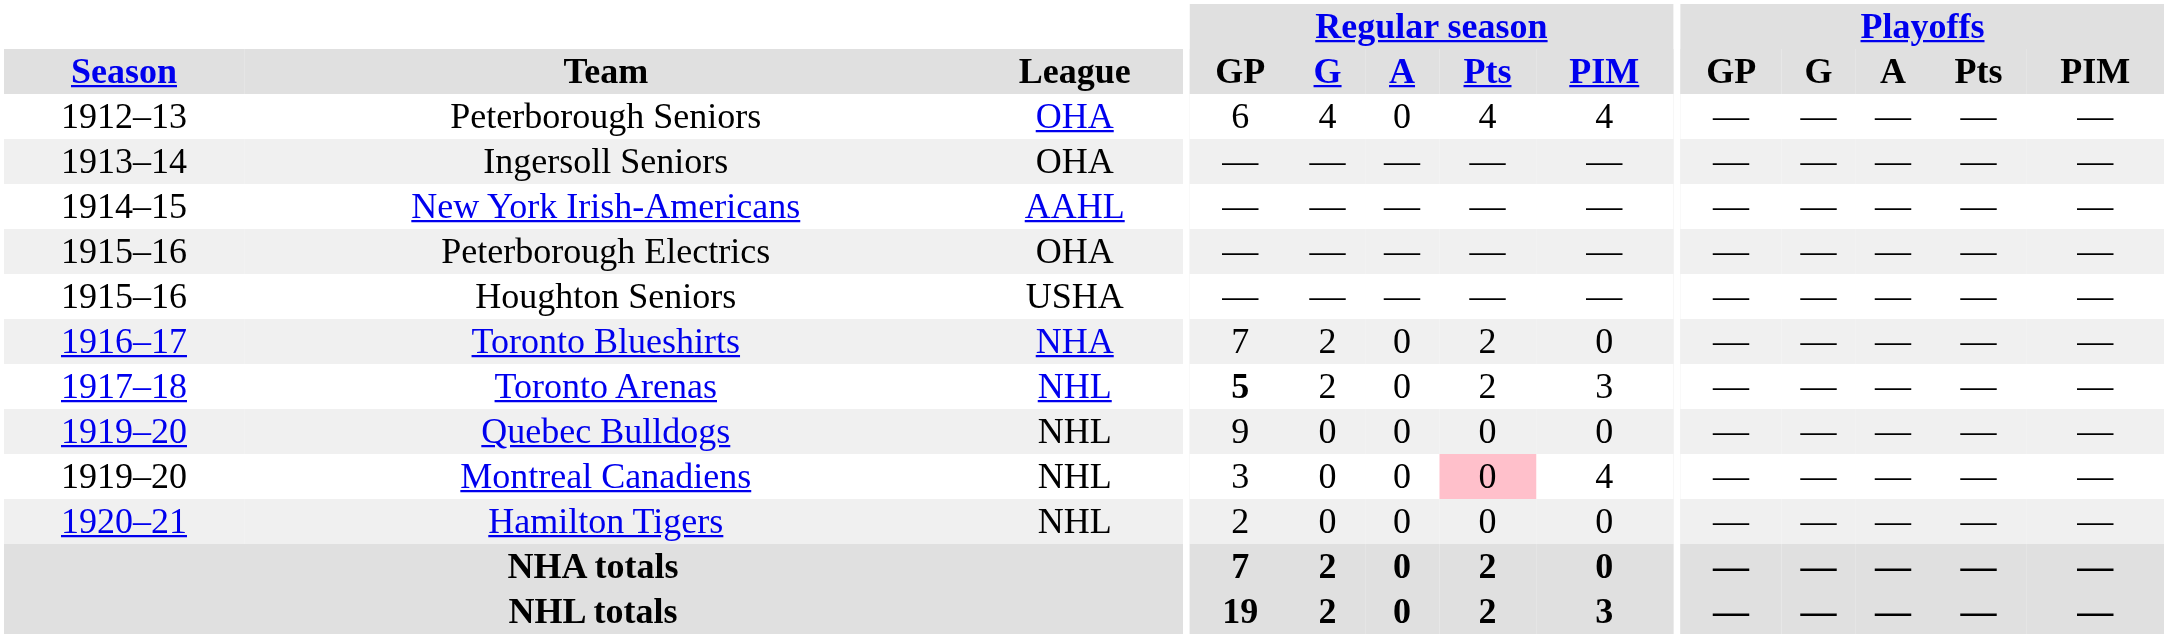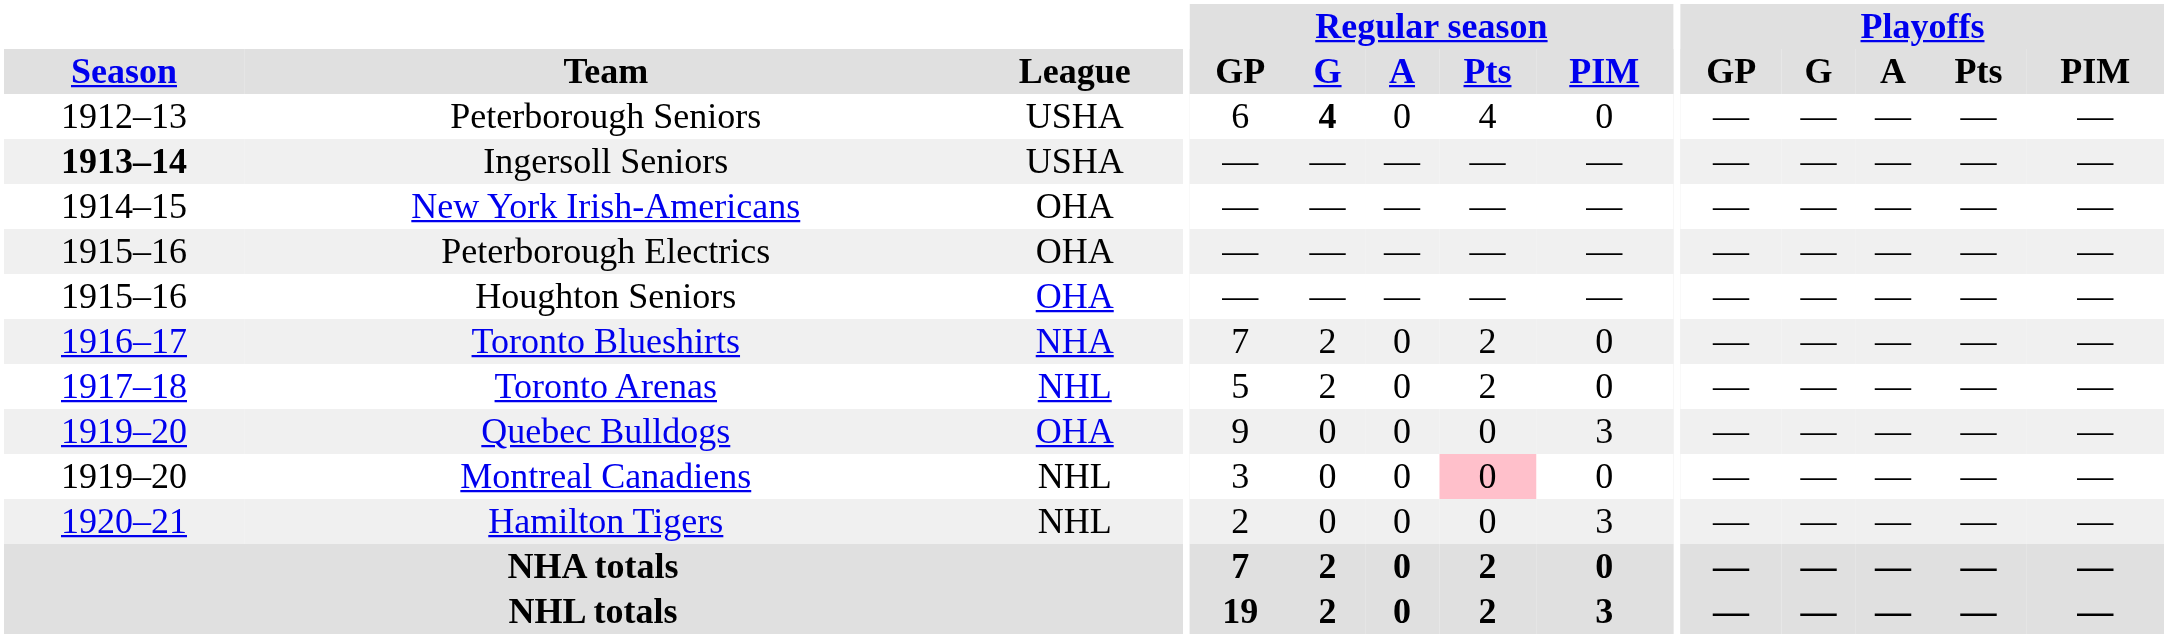(1075, 115) OHA -> (1075, 115) USHA
(1328, 115) normal -> (1328, 115) bold
(1604, 115) 4 -> (1604, 115) 0
(124, 160) normal -> (124, 160) bold
(1075, 160) OHA -> (1075, 160) USHA
(1075, 205) AAHL -> (1075, 205) OHA
(1075, 295) USHA -> (1075, 295) OHA
(1240, 385) bold -> (1240, 385) normal
(1604, 385) 3 -> (1604, 385) 0
(1075, 430) NHL -> (1075, 430) OHA
(1604, 430) 0 -> (1604, 430) 3
(1604, 475) 4 -> (1604, 475) 0
(1604, 520) 0 -> (1604, 520) 3
